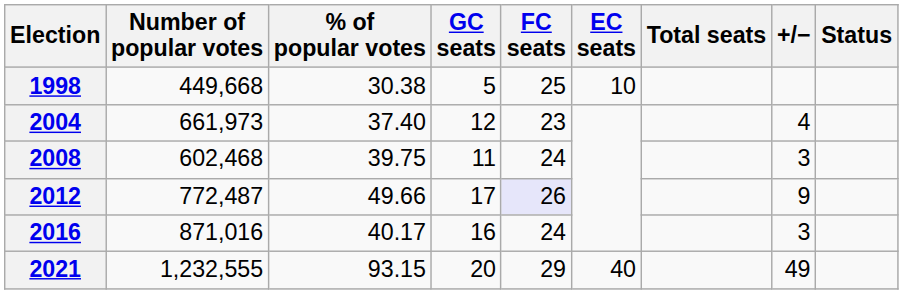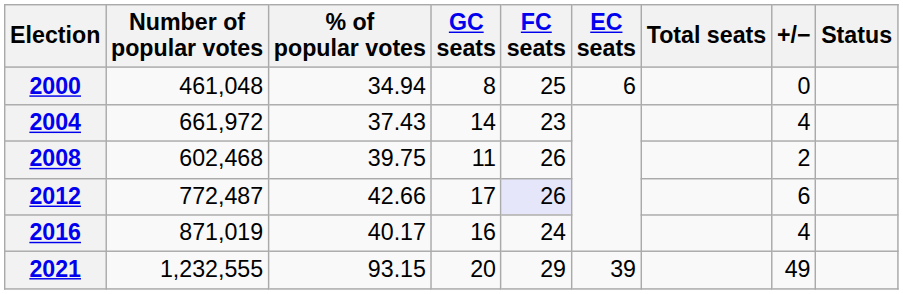- row: (55, 85)
+ row: (55, 85)
(221, 122) 661,973 -> (221, 122) 661,972
(397, 122) 37.40 -> (397, 122) 37.43
(483, 122) 12 -> (483, 122) 14
(553, 159) 24 -> (553, 159) 26
(804, 159) 3 -> (804, 159) 2
(397, 196) 49.66 -> (397, 196) 42.66
(804, 196) 9 -> (804, 196) 6
(221, 232) 871,016 -> (221, 232) 871,019
(804, 232) 3 -> (804, 232) 4
(623, 269) 40 -> (623, 269) 39
